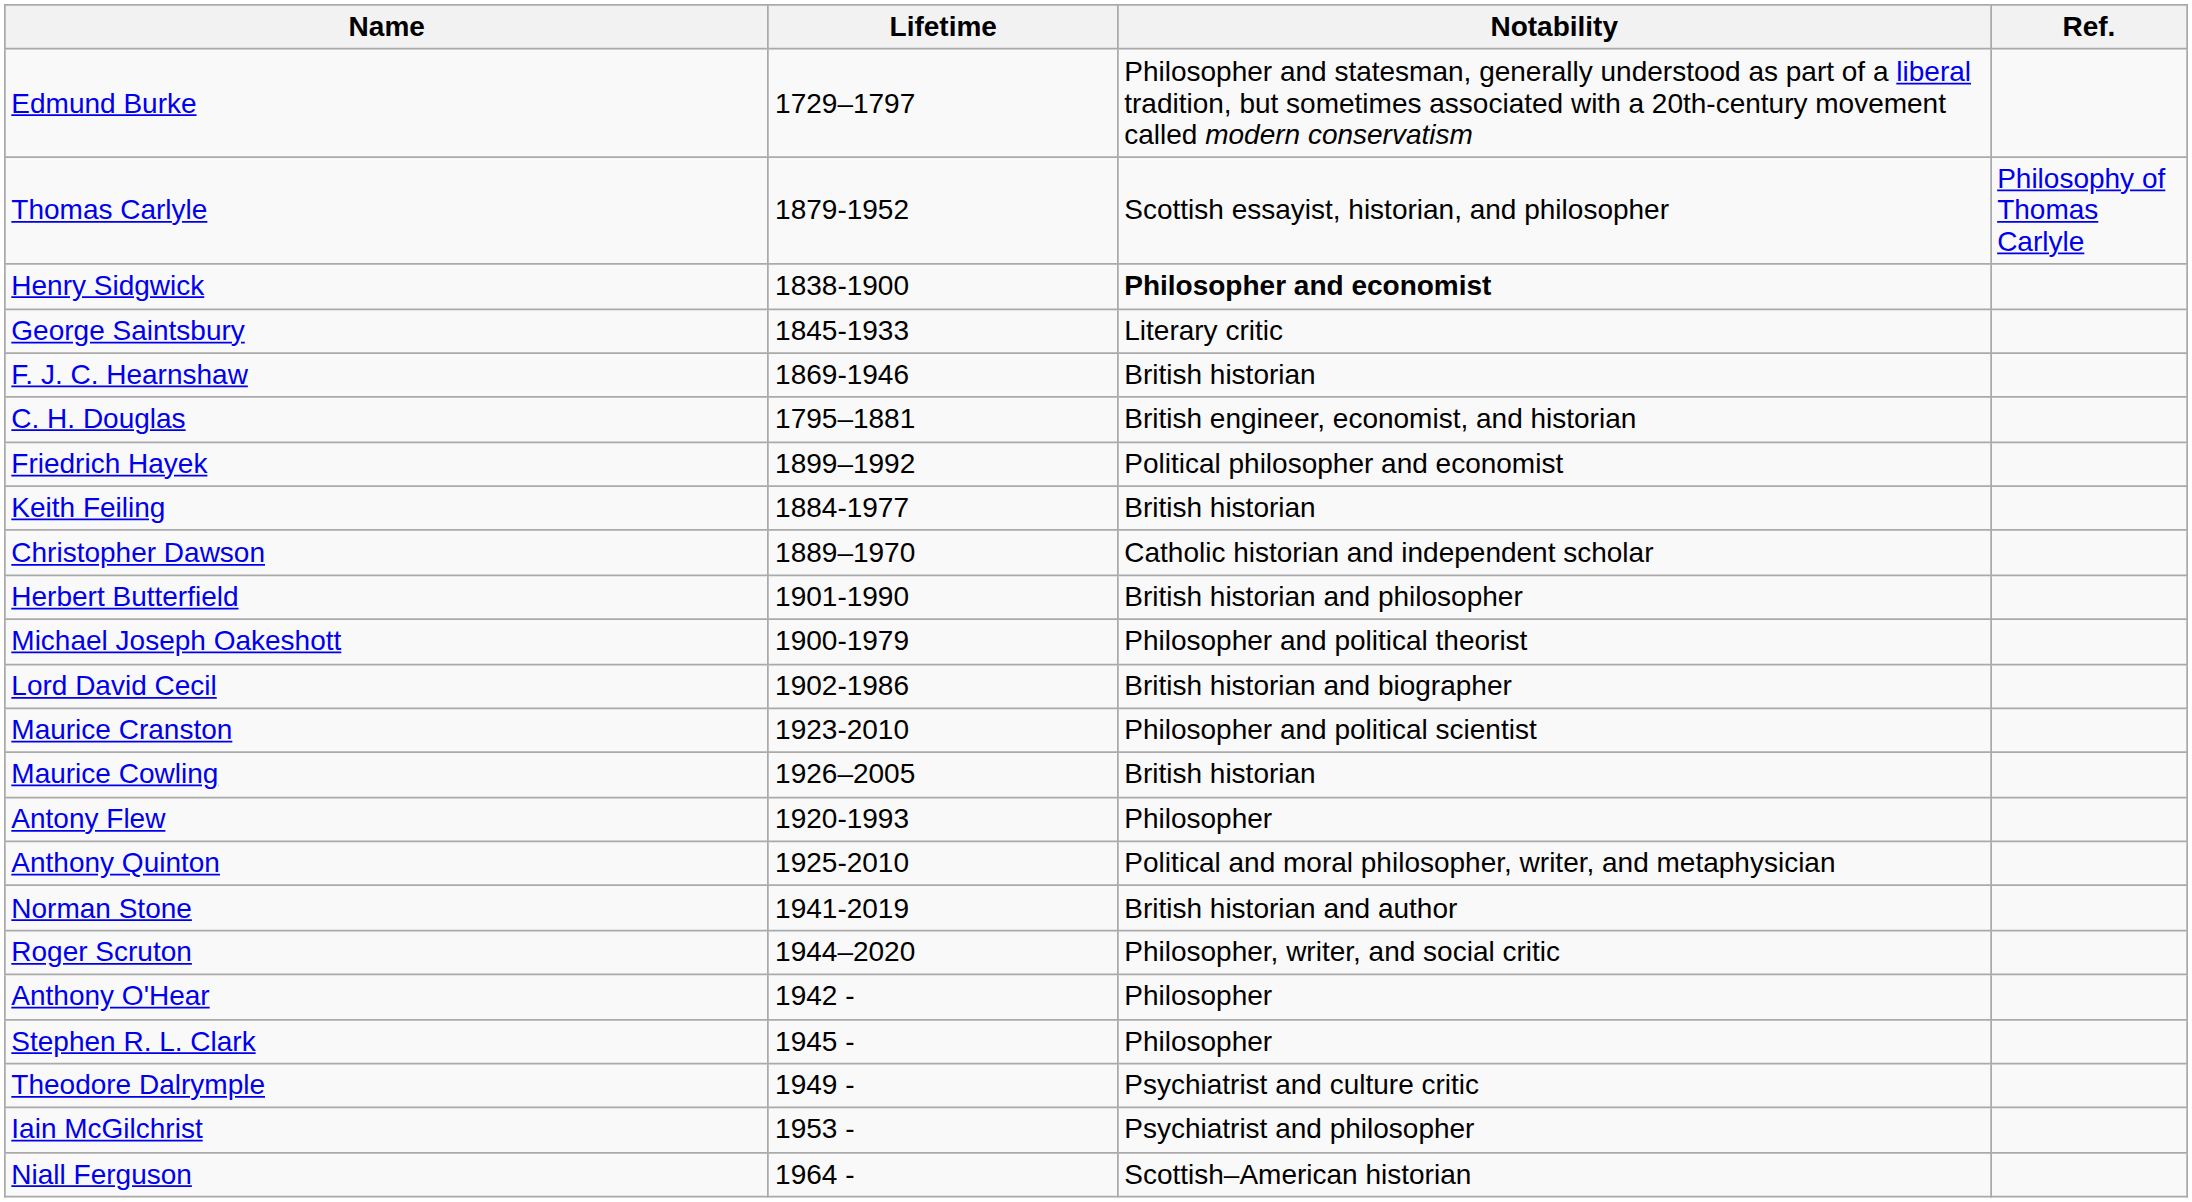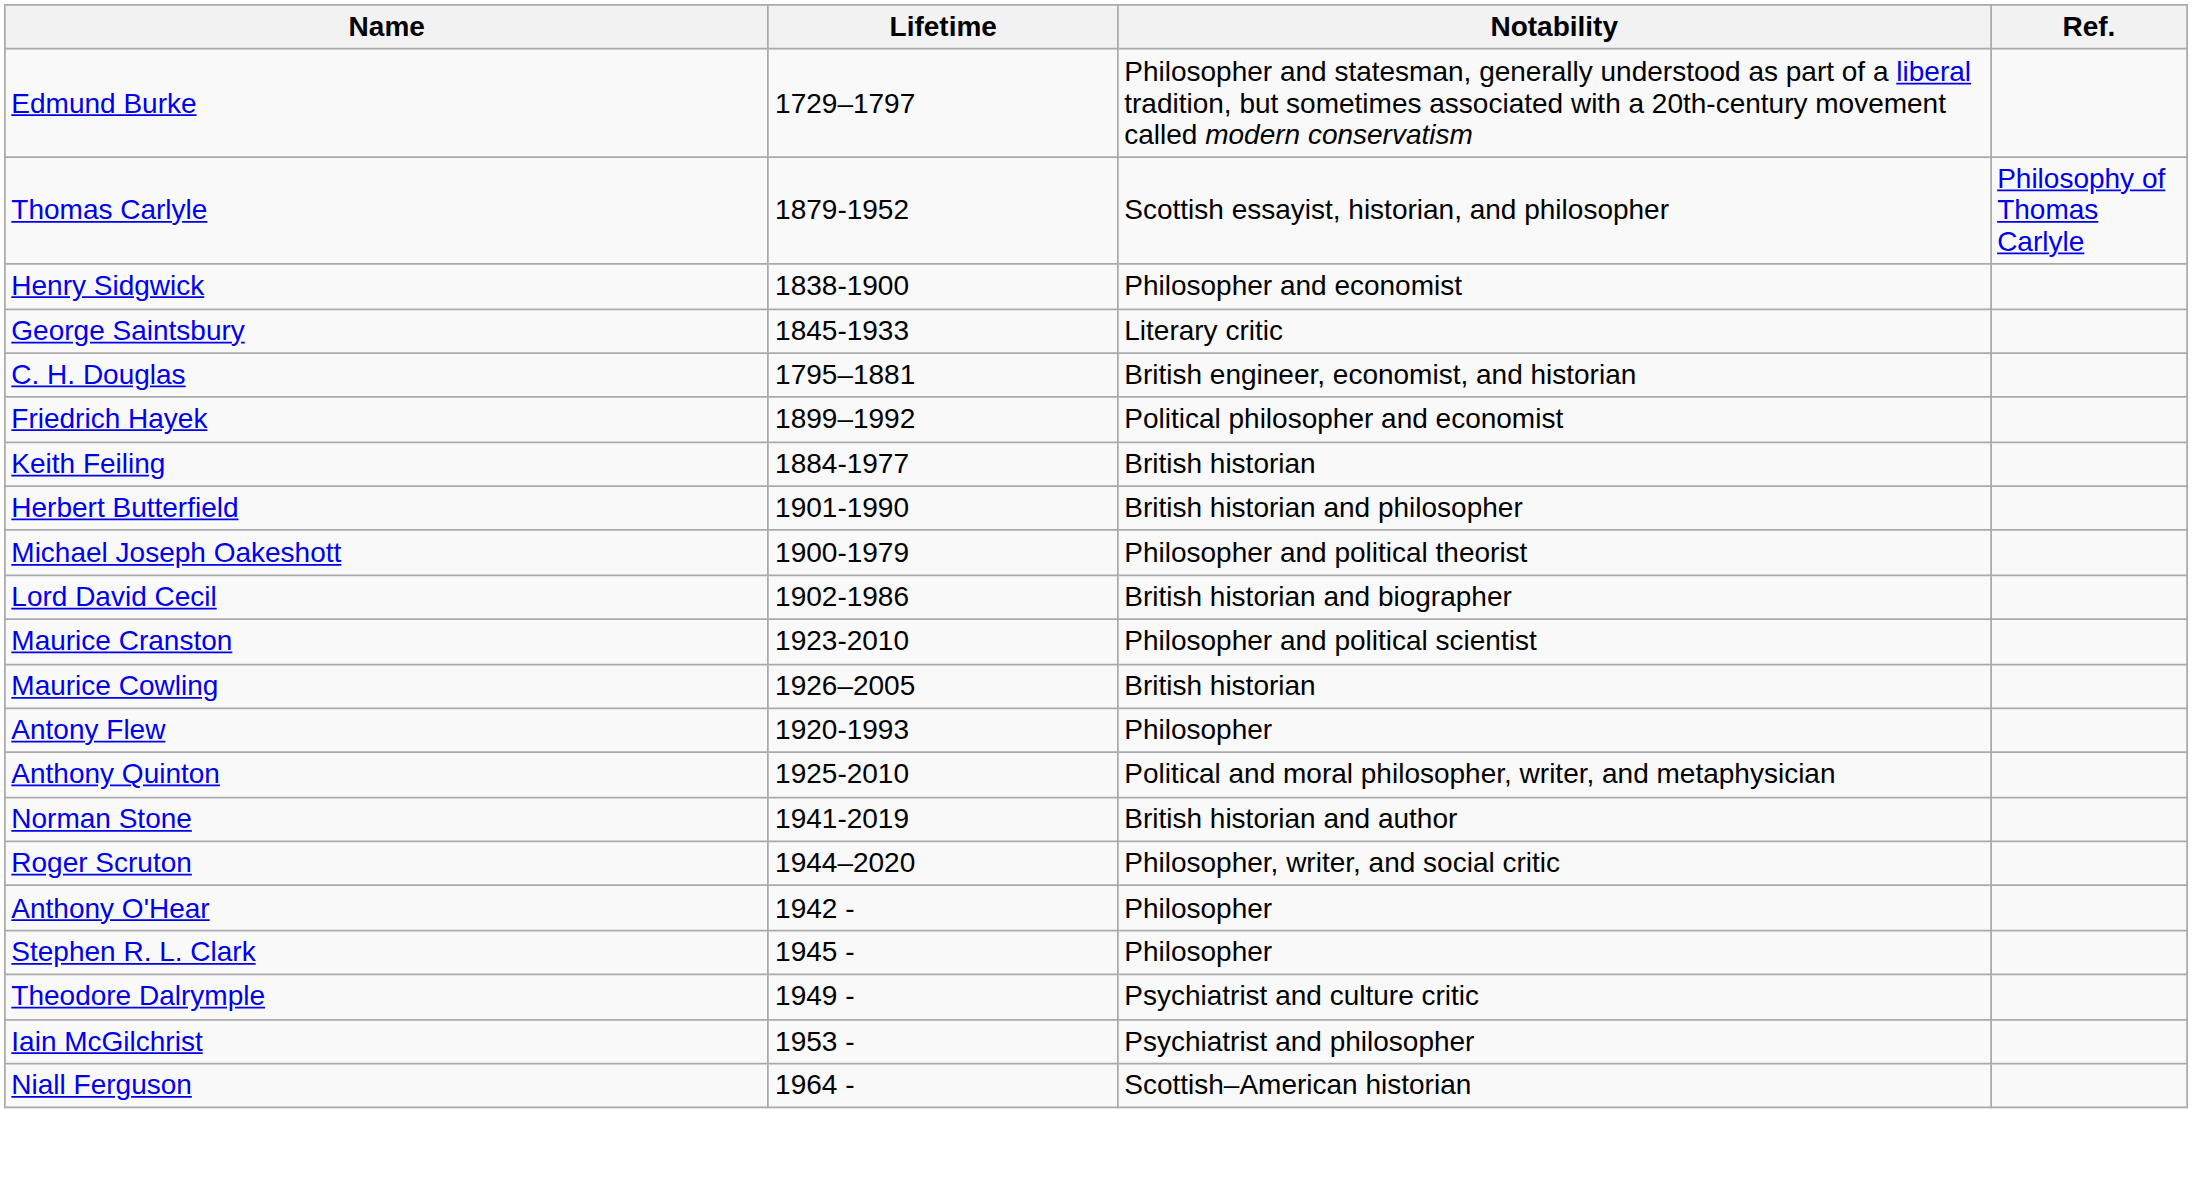(1308, 285) bold -> (1293, 285) normal
- row: (130, 374)
- row: (138, 552)
